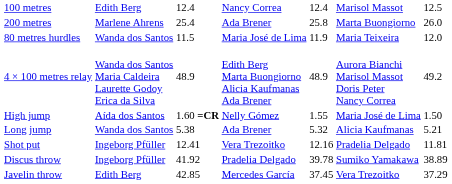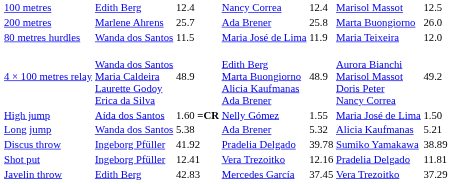(185, 22) 25.4 -> (185, 22) 25.7
rows swapped: (22, 144) <-> (32, 159)
(188, 174) 42.85 -> (188, 174) 42.83
